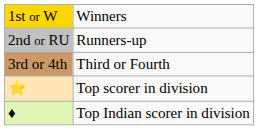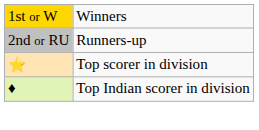- row: (38, 64)
